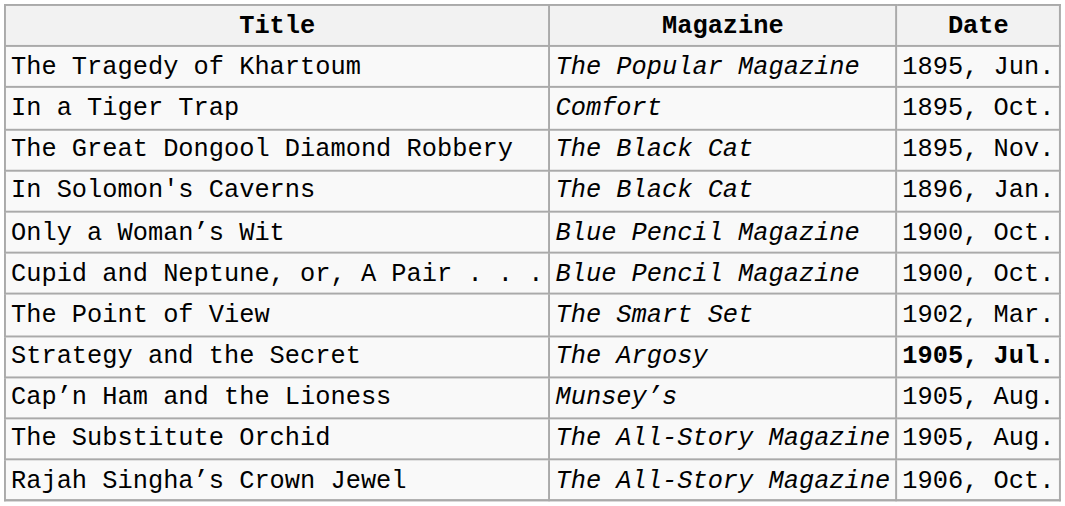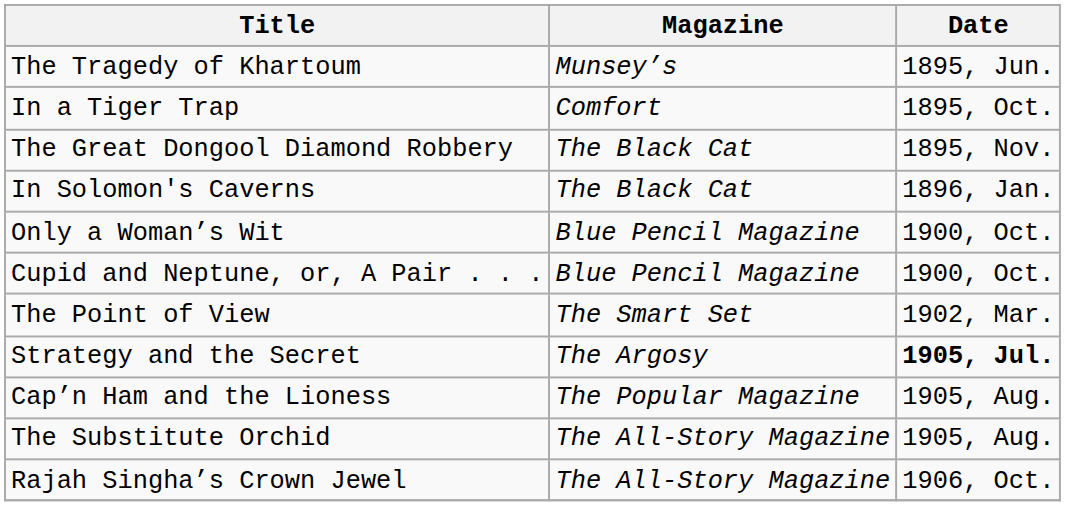(708, 67) The Popular Magazine -> (616, 67) Munsey’s
(616, 397) Munsey’s -> (708, 397) The Popular Magazine
